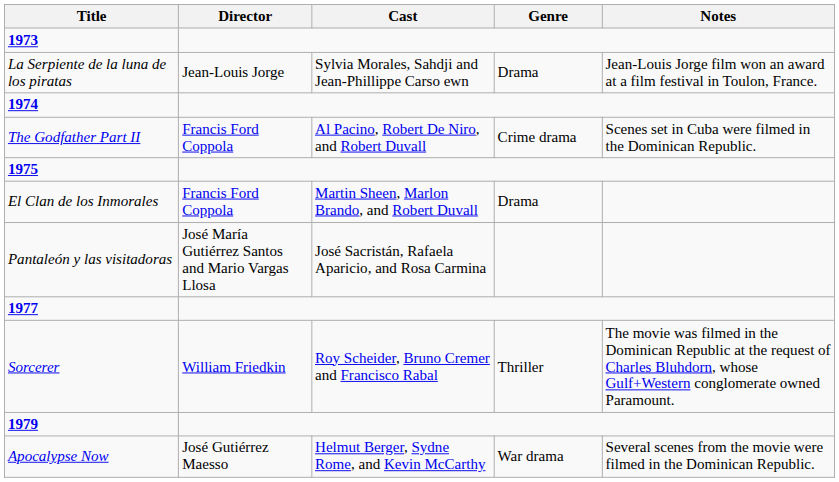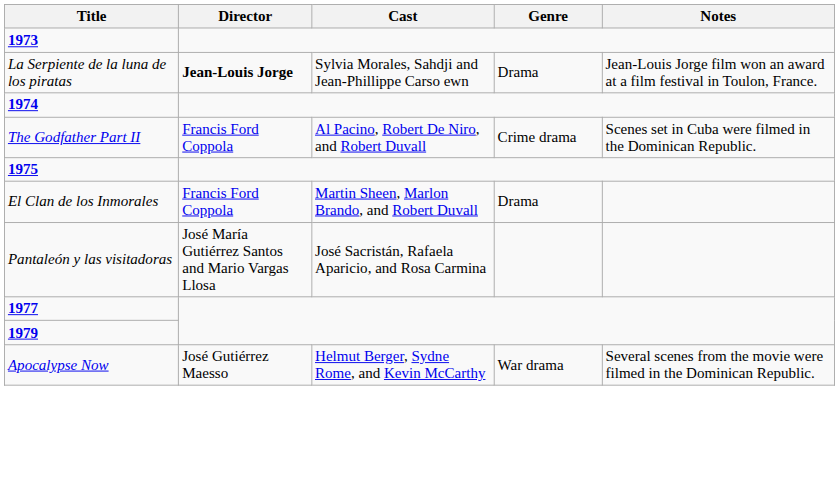(233, 72) normal -> (238, 72) bold
- row: (34, 366)
